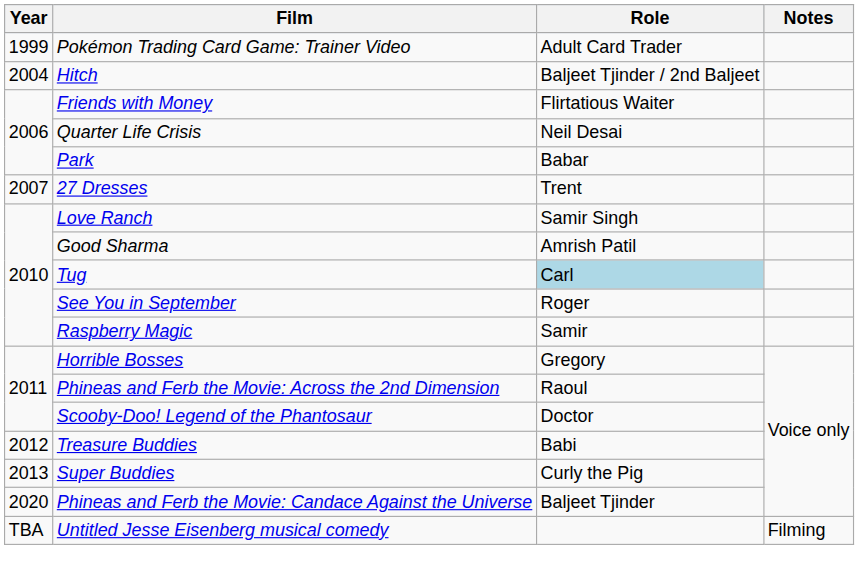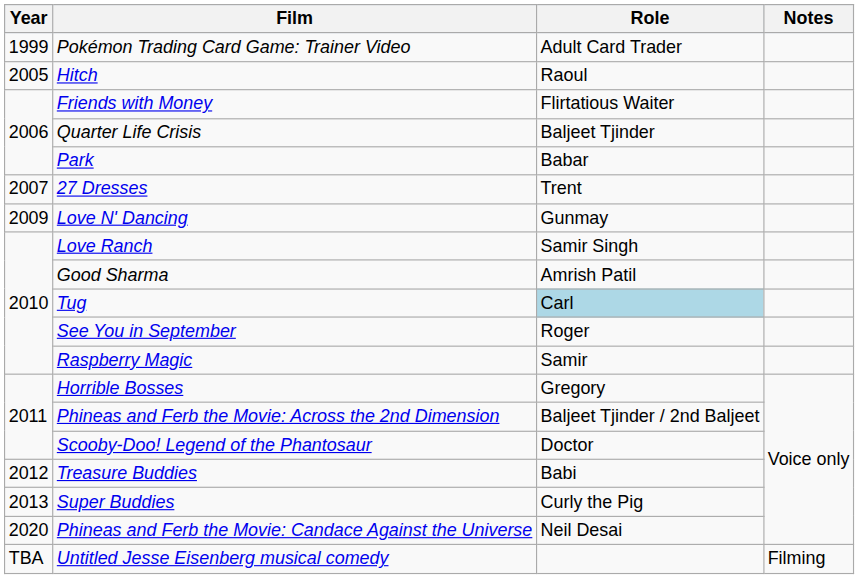(29, 75) 2004 -> (29, 75) 2005
(650, 75) Baljeet Tjinder / 2nd Baljeet -> (564, 75) Raoul
(581, 132) Neil Desai -> (598, 132) Baljeet Tjinder
+ row: (122, 217)
(564, 388) Raoul -> (650, 416) Baljeet Tjinder / 2nd Baljeet
(598, 501) Baljeet Tjinder -> (581, 530) Neil Desai
